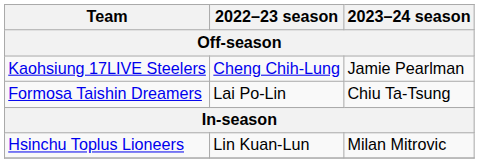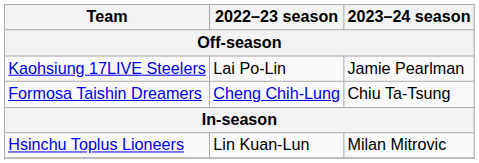(277, 68) Cheng Chih-Lung -> (250, 68) Lai Po-Lin
(250, 94) Lai Po-Lin -> (277, 94) Cheng Chih-Lung
